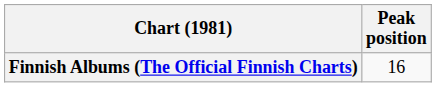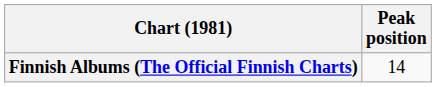(396, 67) 16 -> (396, 67) 14
